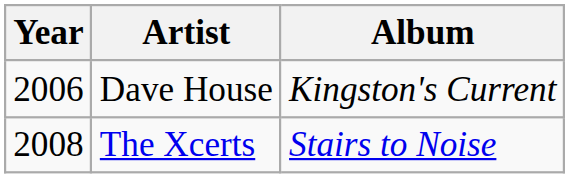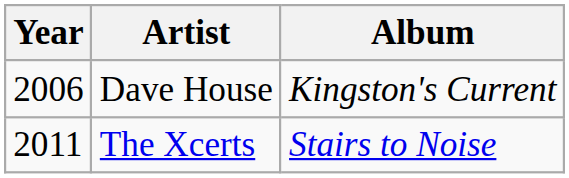(48, 144) 2008 -> (48, 144) 2011
